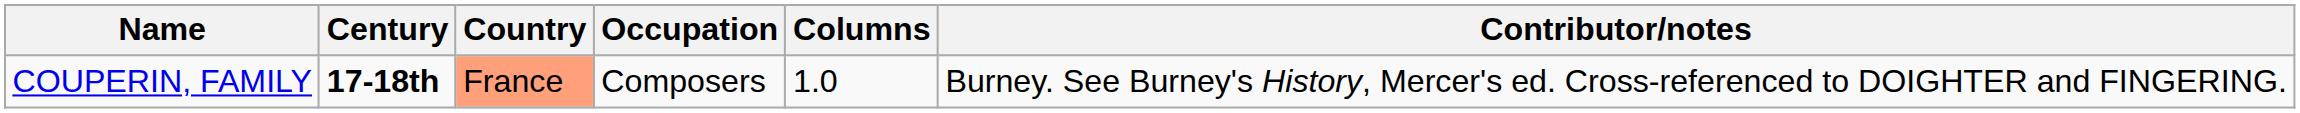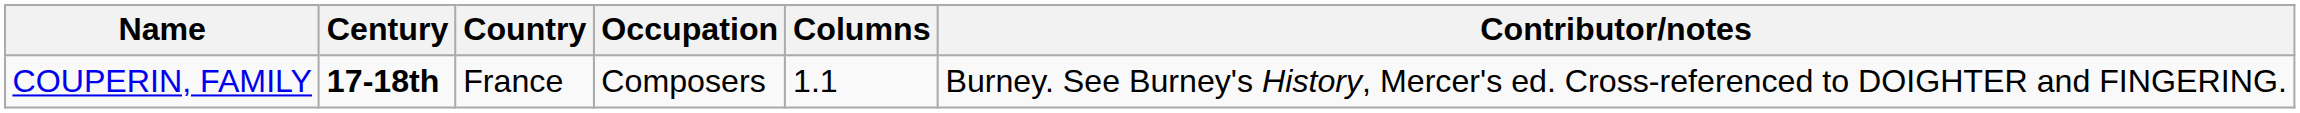(513, 81) lightsalmon background -> (513, 81) no background
(815, 81) 1.0 -> (815, 81) 1.1
